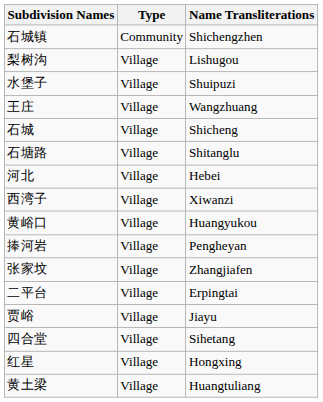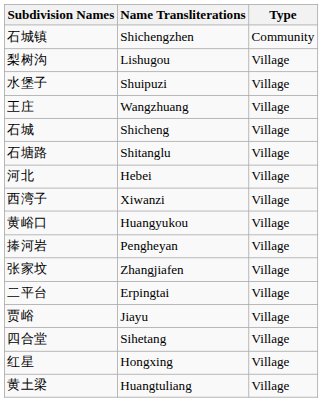columns swapped: (252, 14) <-> (152, 14)
